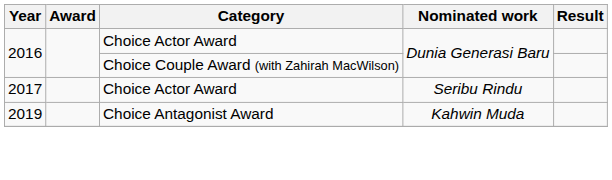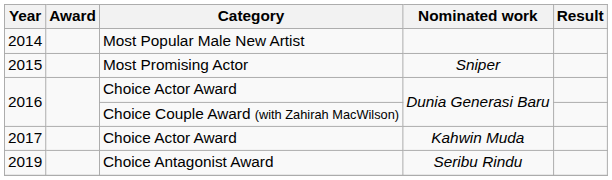+ row: (25, 41)
+ row: (25, 65)
(478, 89) Seribu Rindu -> (478, 138) Kahwin Muda
(478, 114) Kahwin Muda -> (478, 162) Seribu Rindu
